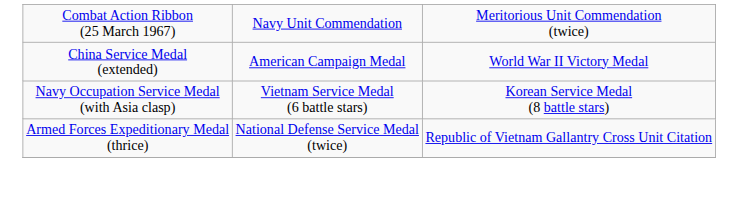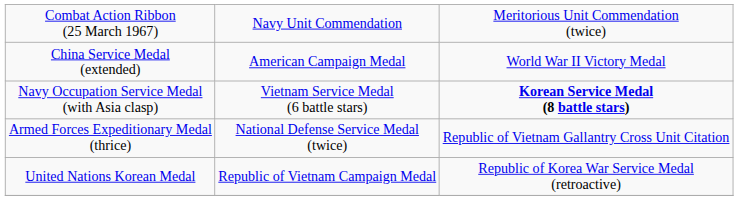(569, 99) normal -> (586, 99) bold
+ row: (110, 176)
